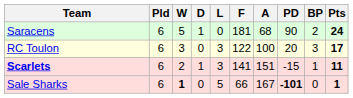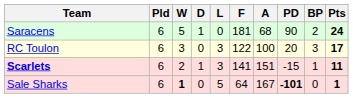(242, 84) 66 -> (242, 84) 64
